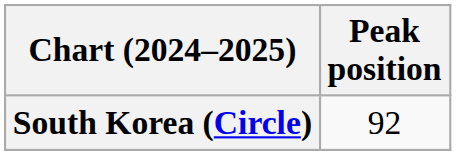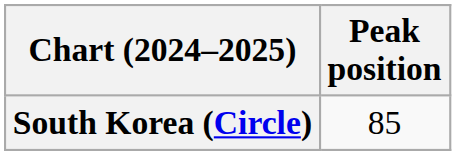(385, 122) 92 -> (385, 122) 85
